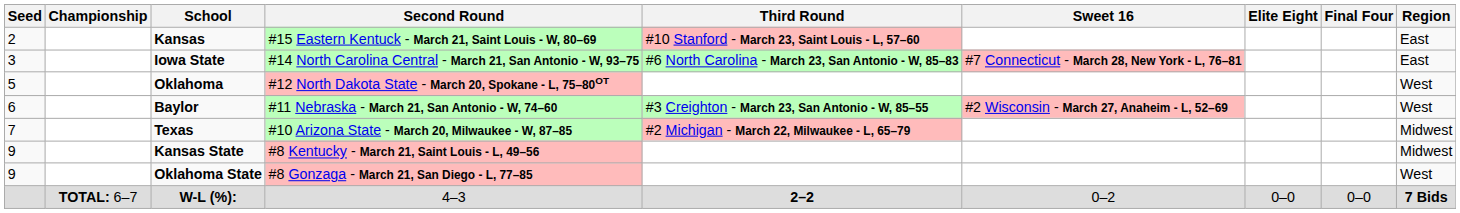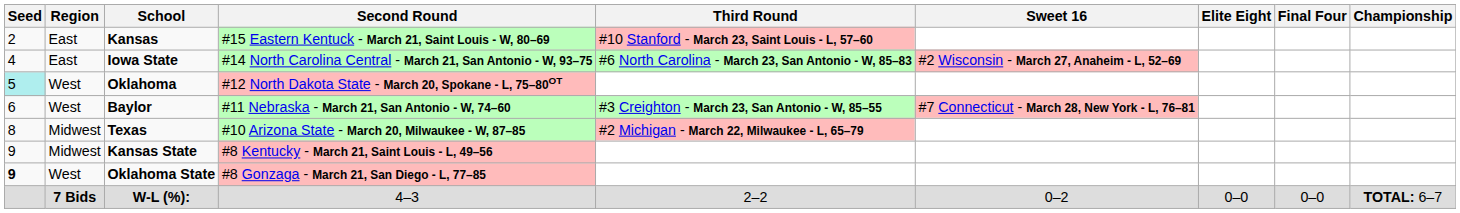columns swapped: (1426, 16) <-> (98, 16)
(12, 61) 3 -> (12, 61) 4
(1103, 61) #7 Connecticut - March 28, New York - L, 76–81 -> (1050, 61) #2 Wisconsin - March 27, Anaheim - L, 52–69
(12, 84) no background -> (12, 84) paleturquoise background
(1097, 107) #2 Wisconsin - March 27, Anaheim - L, 52–69 -> (1057, 107) #7 Connecticut - March 28, New York - L, 76–81
(12, 130) 7 -> (12, 130) 8
(12, 175) normal -> (12, 175) bold
(802, 197) bold -> (755, 197) normal
